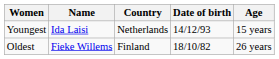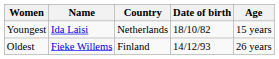(192, 29) 14/12/93 -> (192, 29) 18/10/82
(192, 46) 18/10/82 -> (192, 46) 14/12/93
